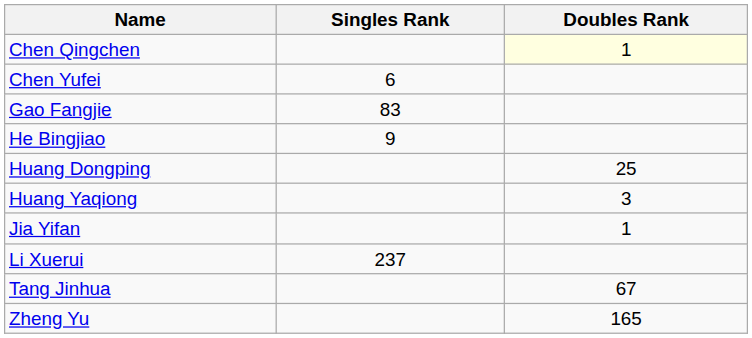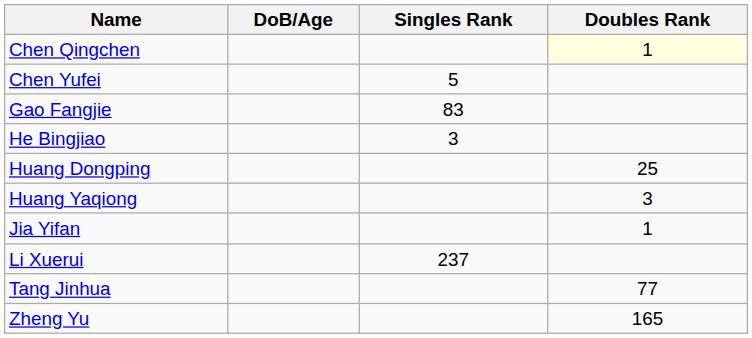+ column: (293, 20)
(390, 79) 6 -> (453, 79) 5
(390, 139) 9 -> (453, 139) 3
(626, 288) 67 -> (648, 288) 77
